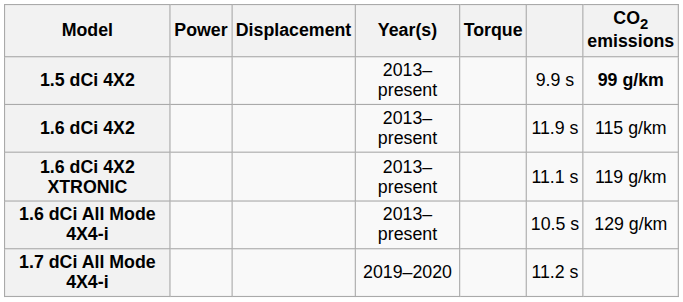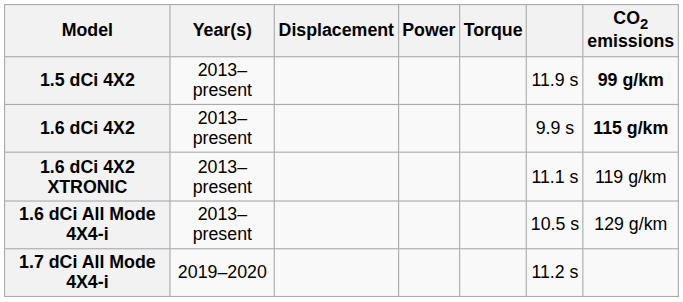columns swapped: (407, 30) <-> (201, 30)
(555, 80) 9.9 s -> (555, 80) 11.9 s
(555, 128) 11.9 s -> (555, 128) 9.9 s
(631, 128) normal -> (631, 128) bold
